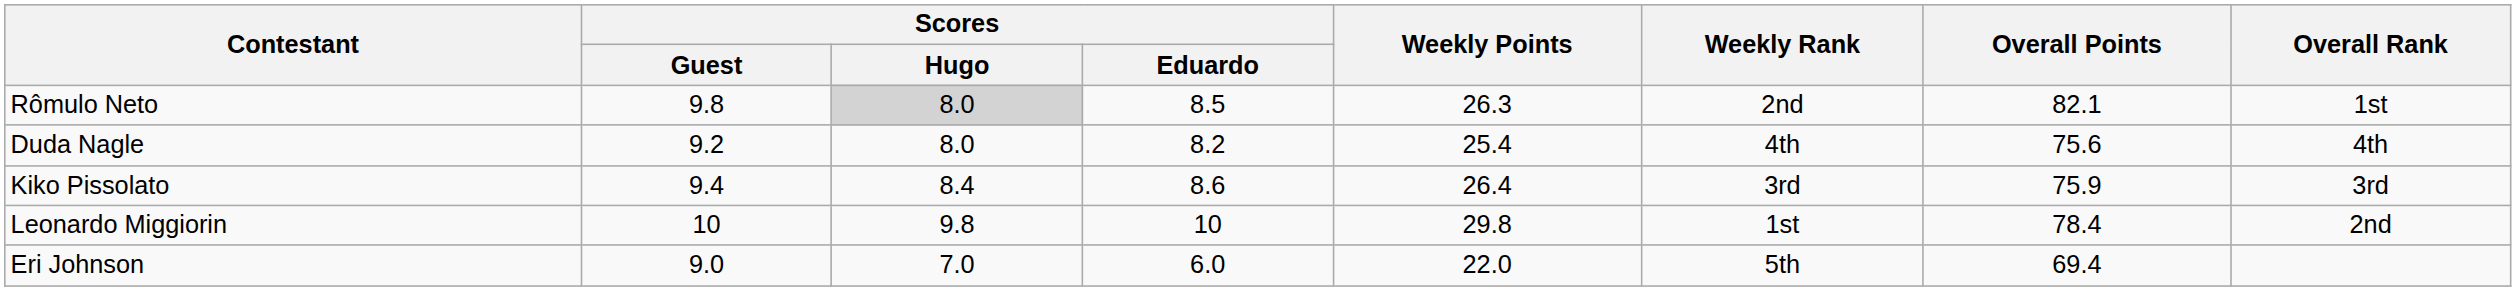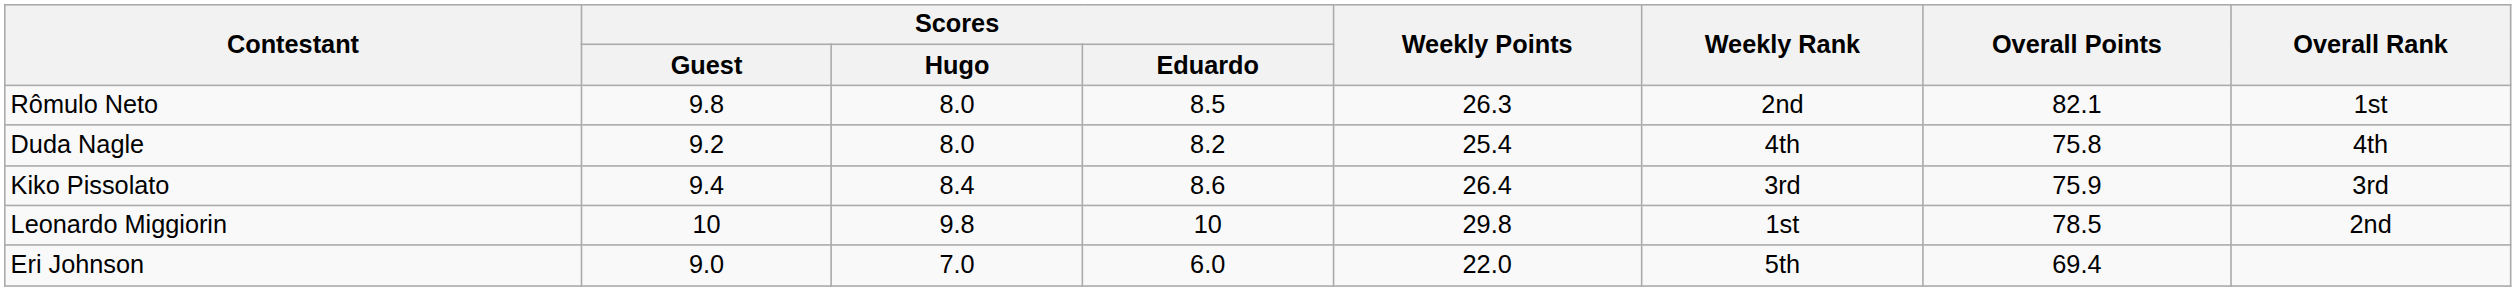(957, 104) lightgrey background -> (957, 104) no background
(2077, 144) 75.6 -> (2077, 144) 75.8
(2077, 225) 78.4 -> (2077, 225) 78.5
